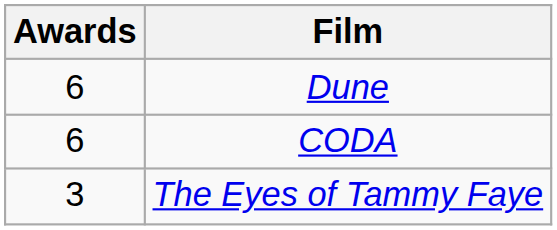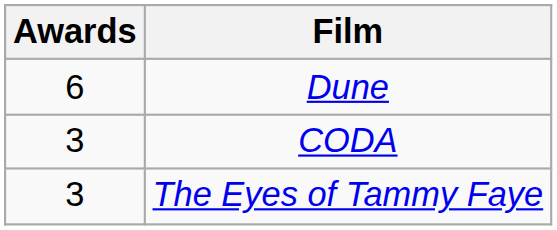(75, 140) 6 -> (75, 140) 3
